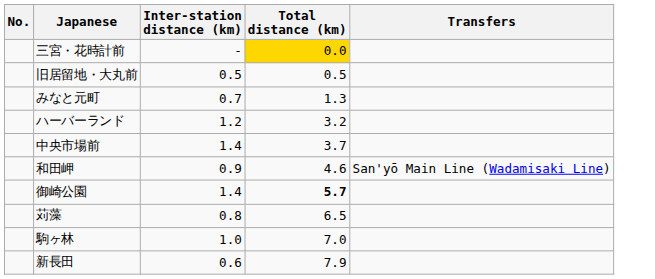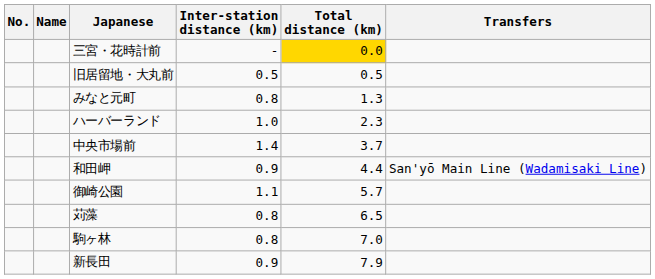+ column: (51, 22)
(230, 98) 0.7 -> (267, 98) 0.8
(230, 122) 1.2 -> (267, 122) 1.0
(335, 122) 3.2 -> (372, 122) 2.3
(335, 169) 4.6 -> (372, 169) 4.4
(230, 192) 1.4 -> (267, 192) 1.1
(335, 192) bold -> (372, 192) normal
(230, 239) 1.0 -> (267, 239) 0.8
(230, 262) 0.6 -> (267, 262) 0.9
